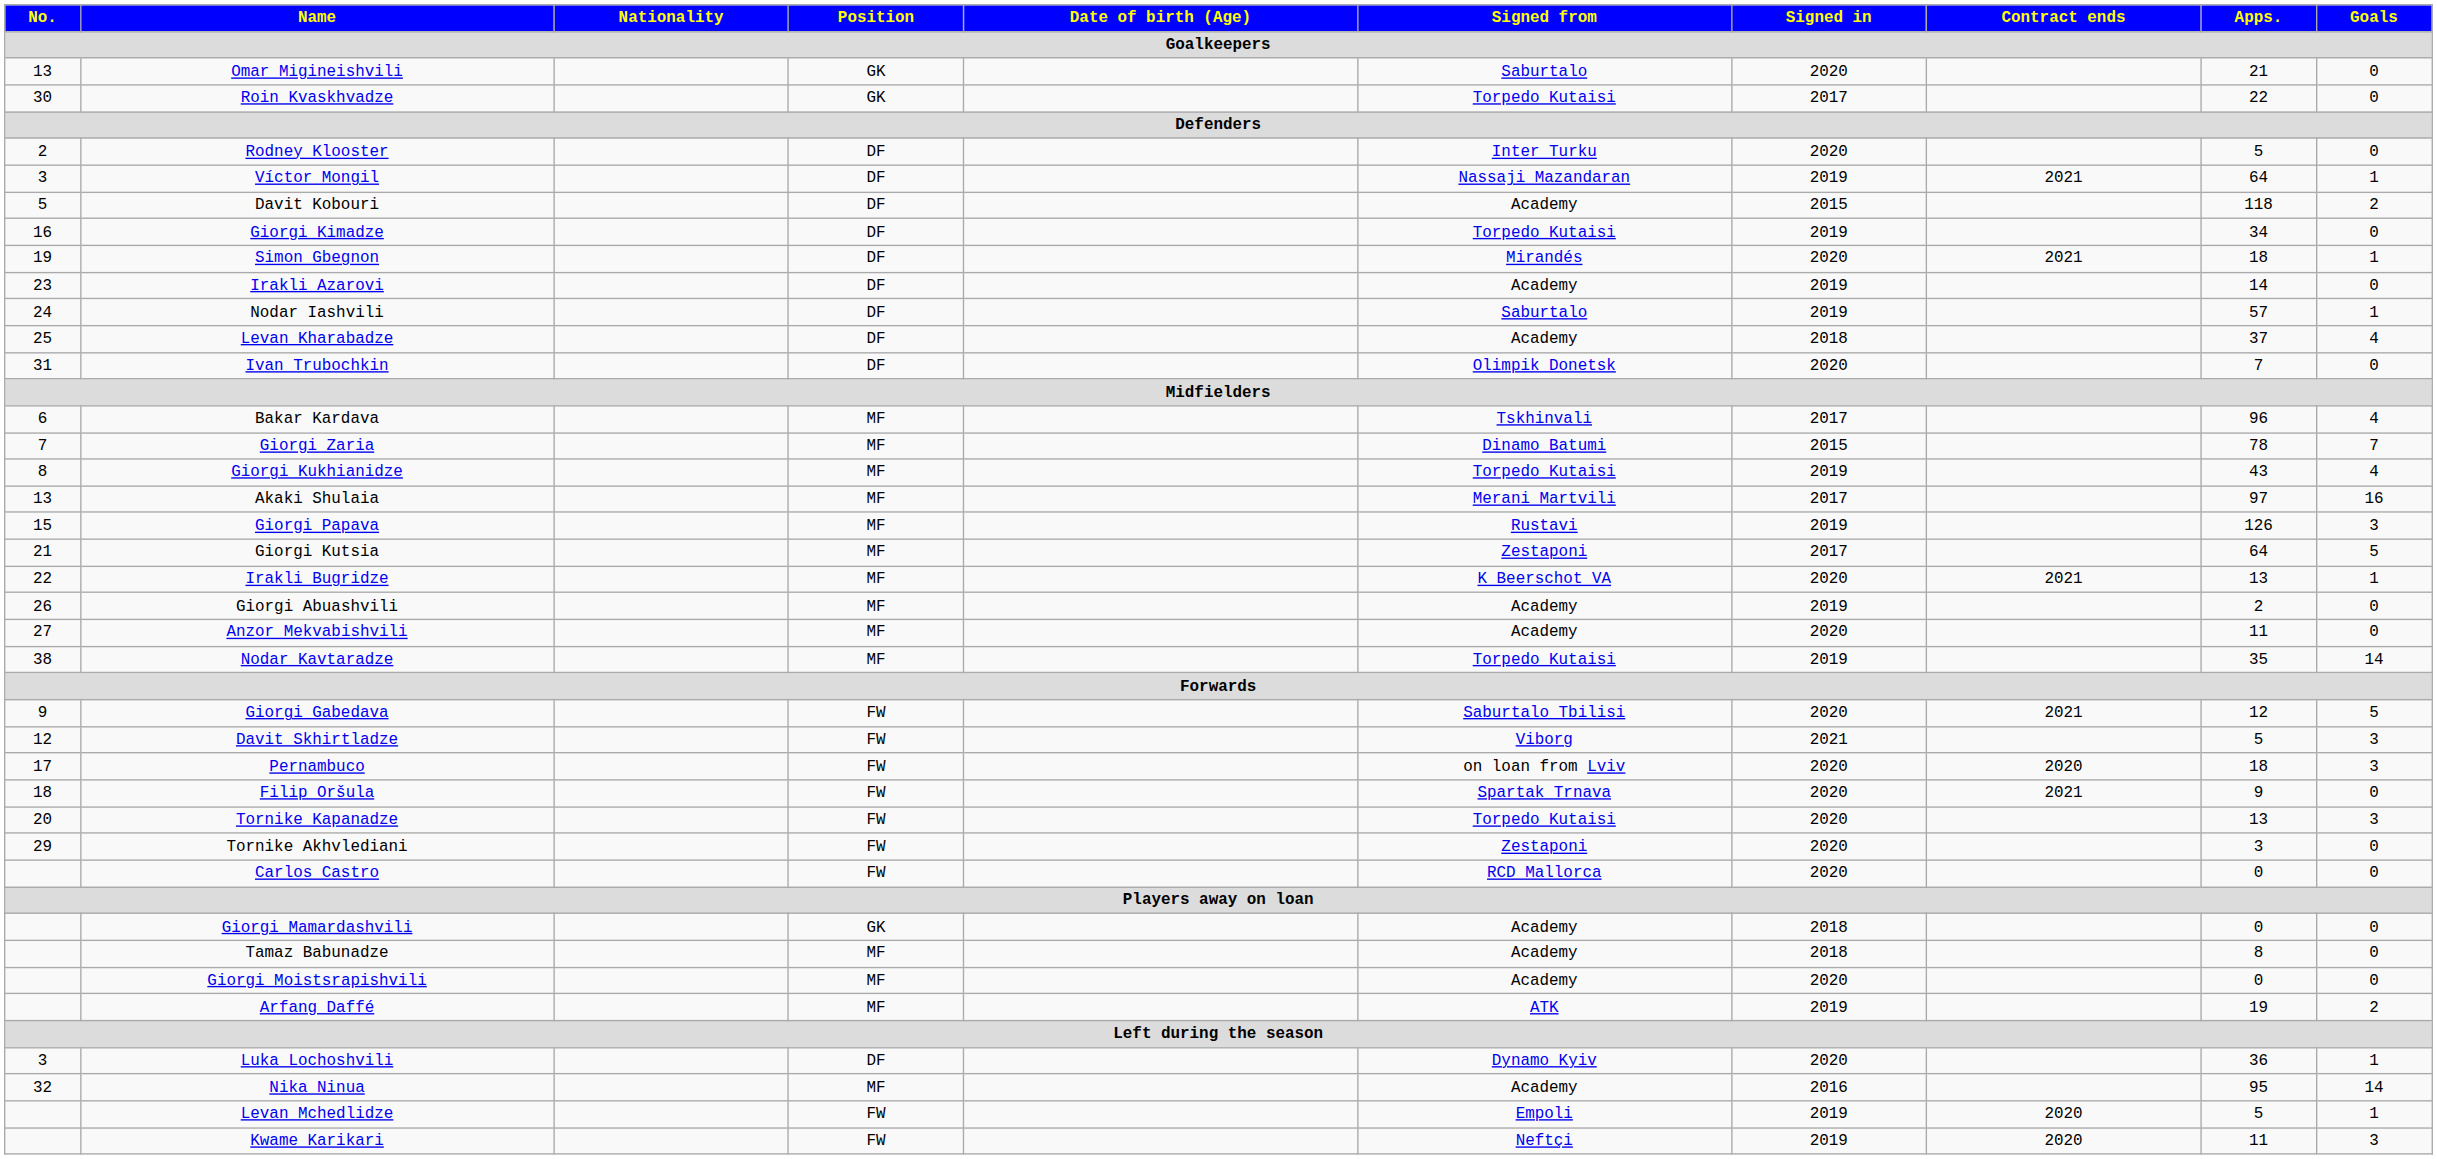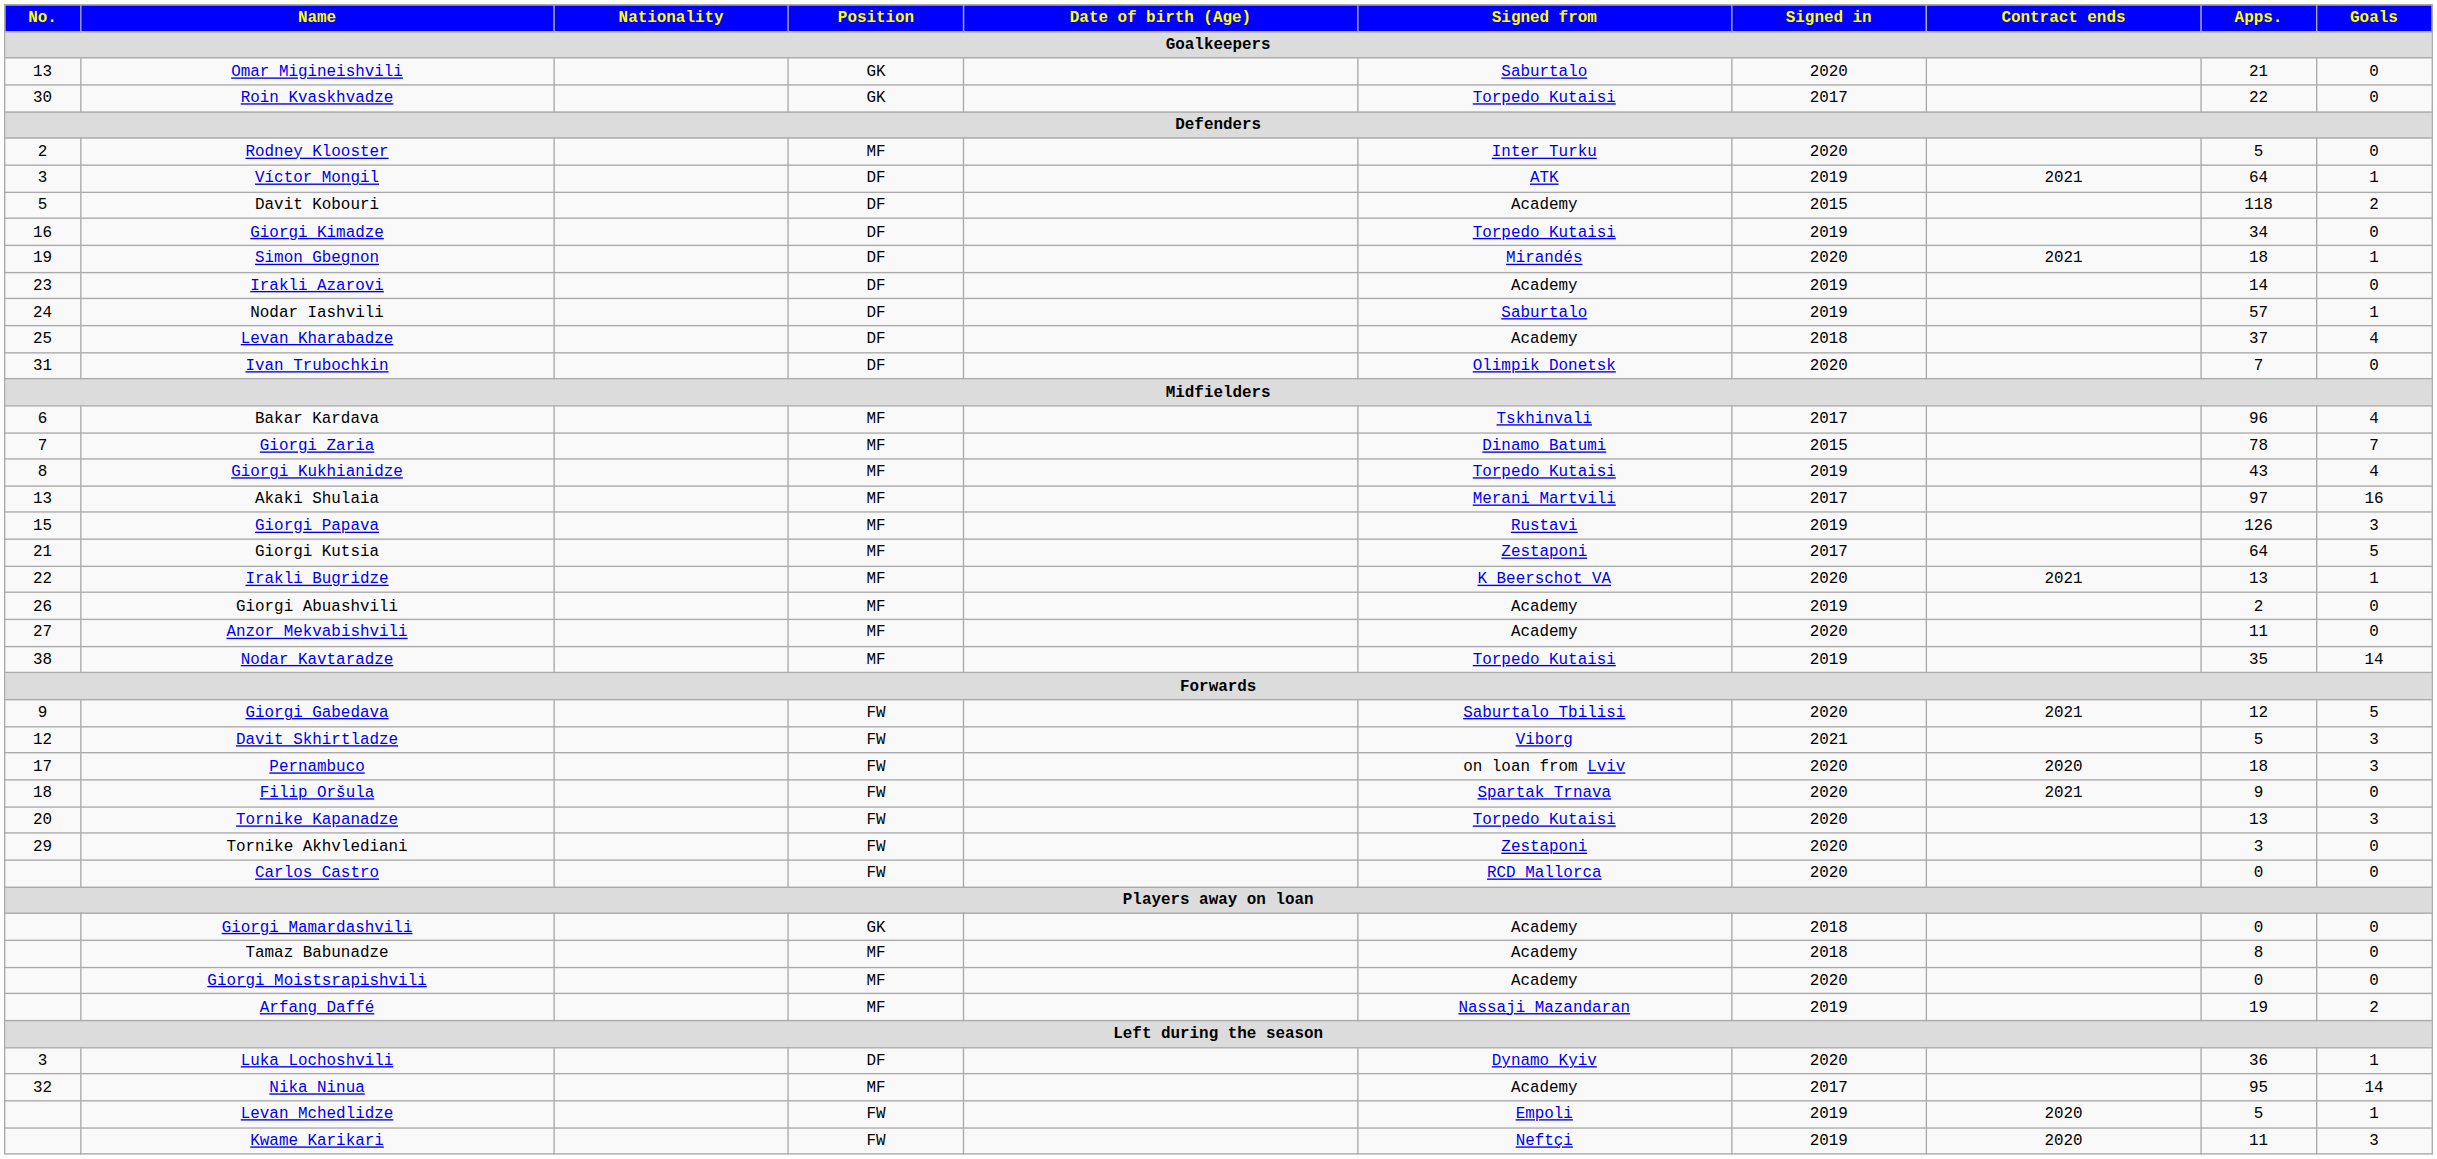(876, 151) DF -> (876, 151) MF
(1544, 178) Nassaji Mazandaran -> (1544, 178) ATK
(1544, 1007) ATK -> (1544, 1007) Nassaji Mazandaran
(1829, 1087) 2016 -> (1829, 1087) 2017
